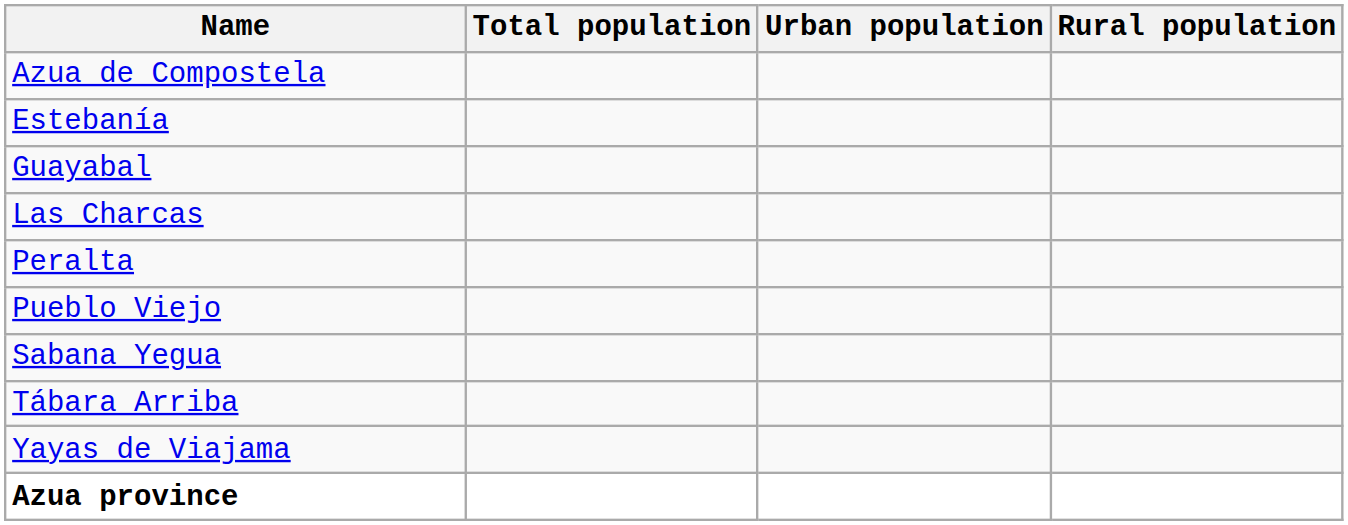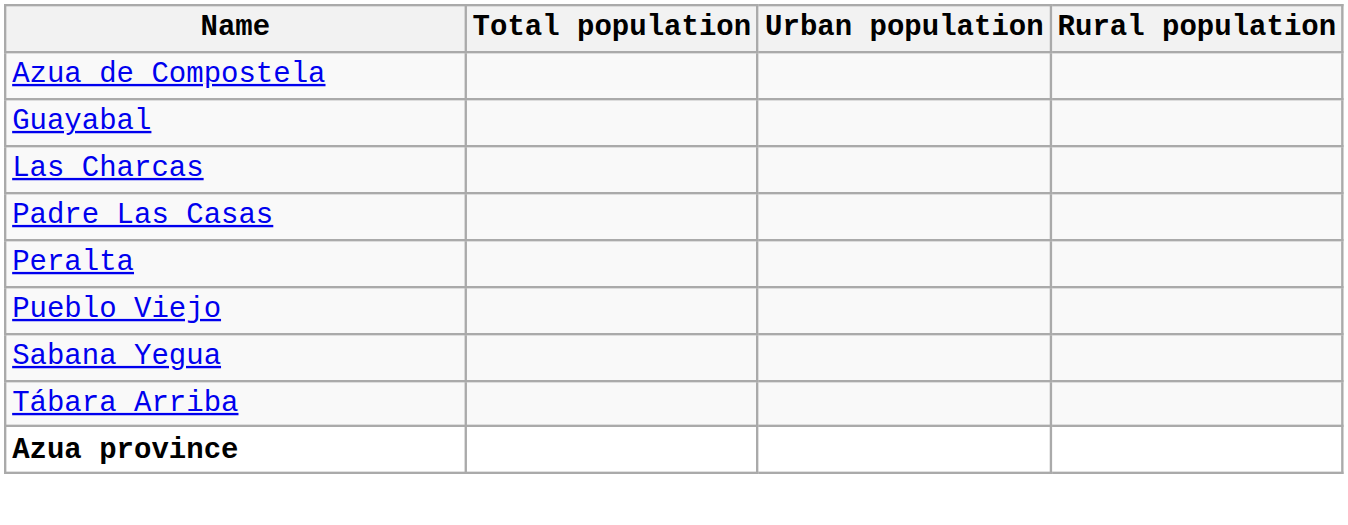- row: (90, 123)
+ row: (143, 216)
- row: (151, 451)
